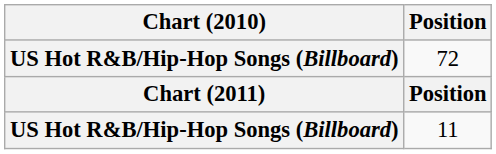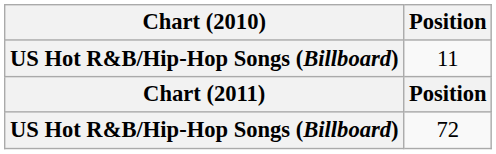rows swapped: (448, 58) <-> (448, 129)
